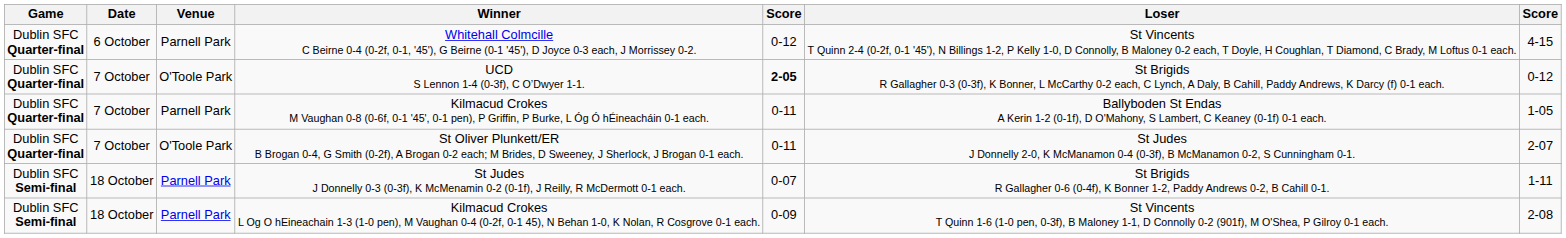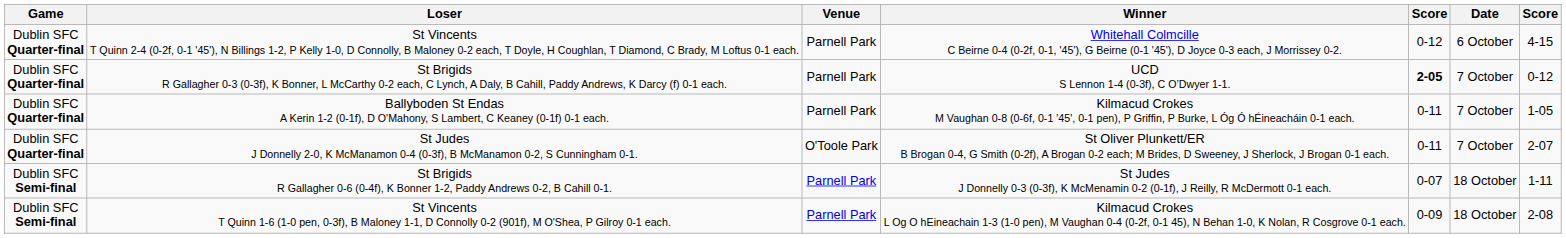columns swapped: (122, 14) <-> (1162, 14)
(196, 76) O'Toole Park -> (841, 76) Parnell Park
